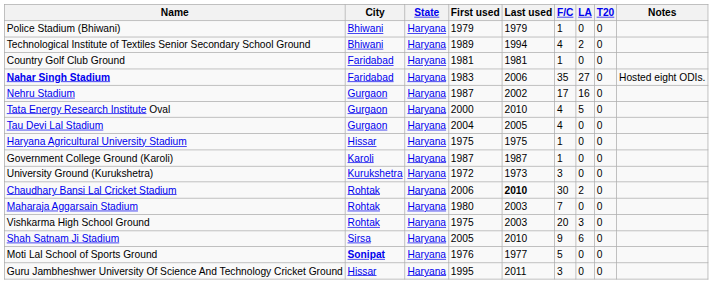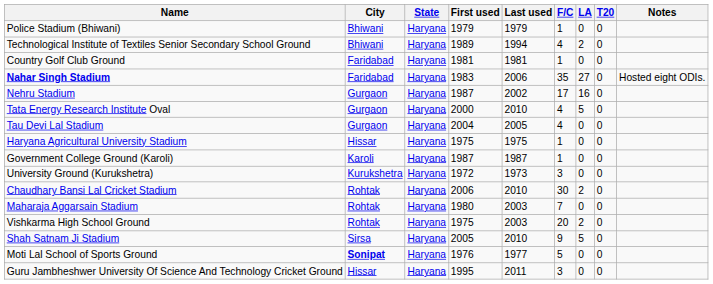(516, 190) bold -> (516, 190) normal
(581, 223) 3 -> (581, 223) 2
(581, 239) 6 -> (581, 239) 5
